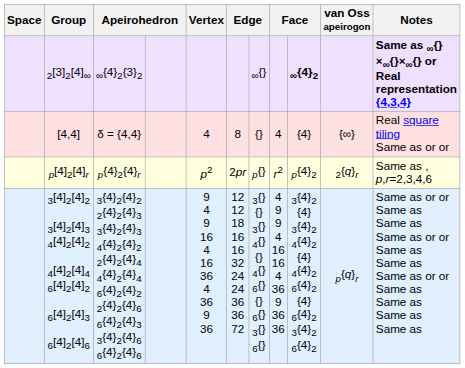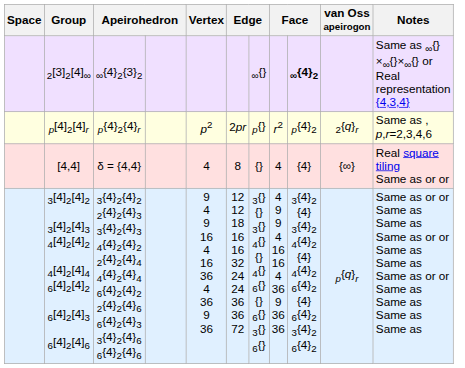(416, 74) bold -> (413, 74) normal
rows swapped: (69, 172) <-> (69, 134)
